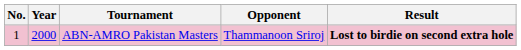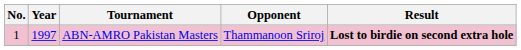(44, 35) 2000 -> (44, 35) 1997
